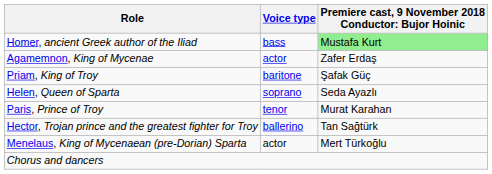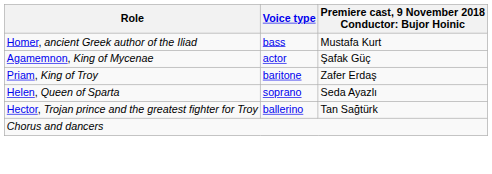(351, 42) lightgreen background -> (351, 42) no background
(349, 59) Zafer Erdaş -> (346, 59) Şafak Güç
(346, 76) Şafak Güç -> (349, 76) Zafer Erdaş
- row: (55, 110)
- row: (127, 144)
